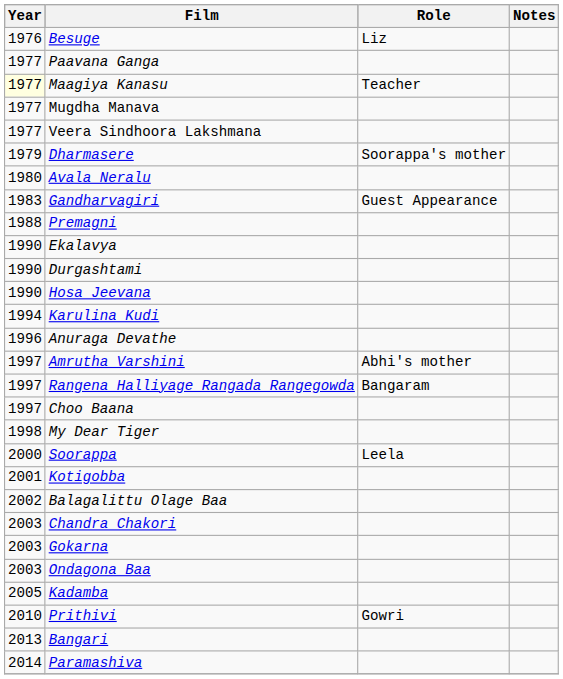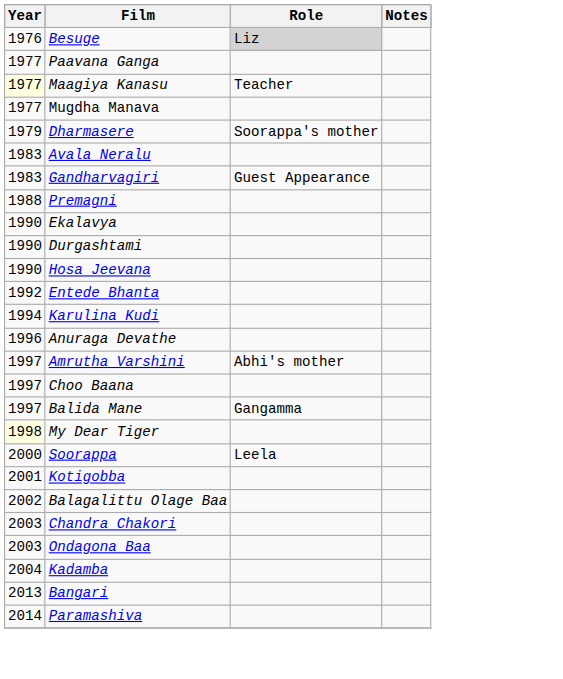(374, 39) no background -> (247, 39) lightgrey background
- row: (155, 132)
(25, 178) 1980 -> (25, 155) 1983
+ row: (104, 293)
- row: (202, 386)
+ row: (95, 409)
(25, 432) no background -> (25, 432) lightyellow background
- row: (78, 547)
(25, 593) 2005 -> (25, 570) 2004
- row: (83, 617)
